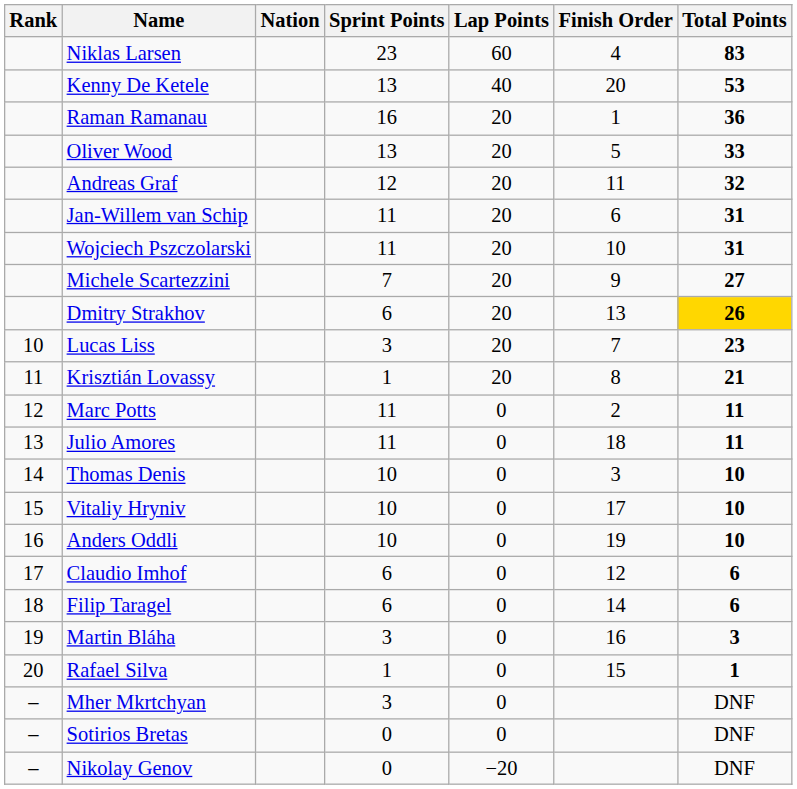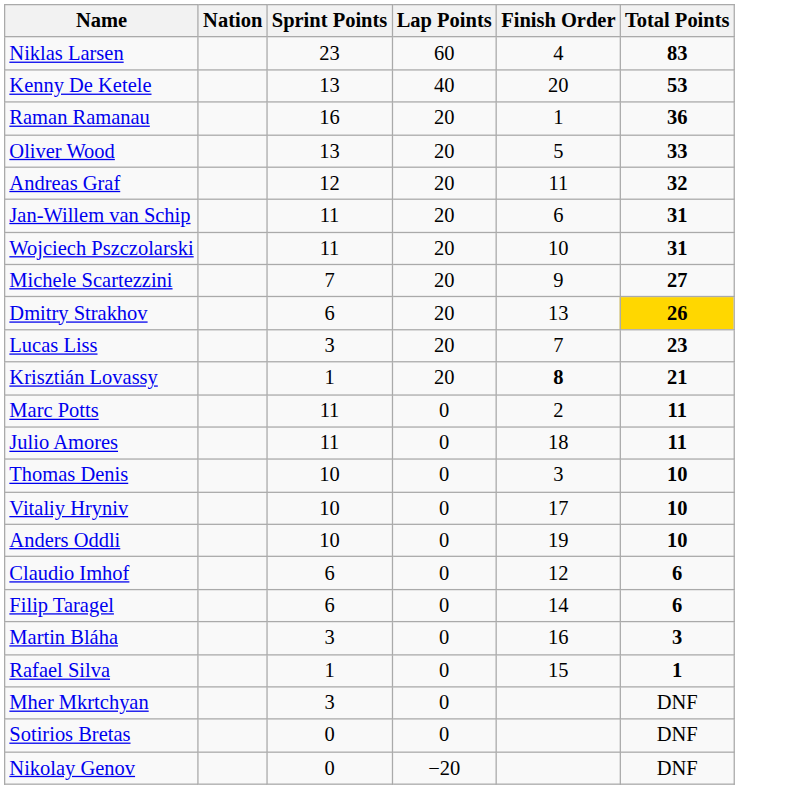- column: (33, 20)
(616, 378) normal -> (558, 378) bold
